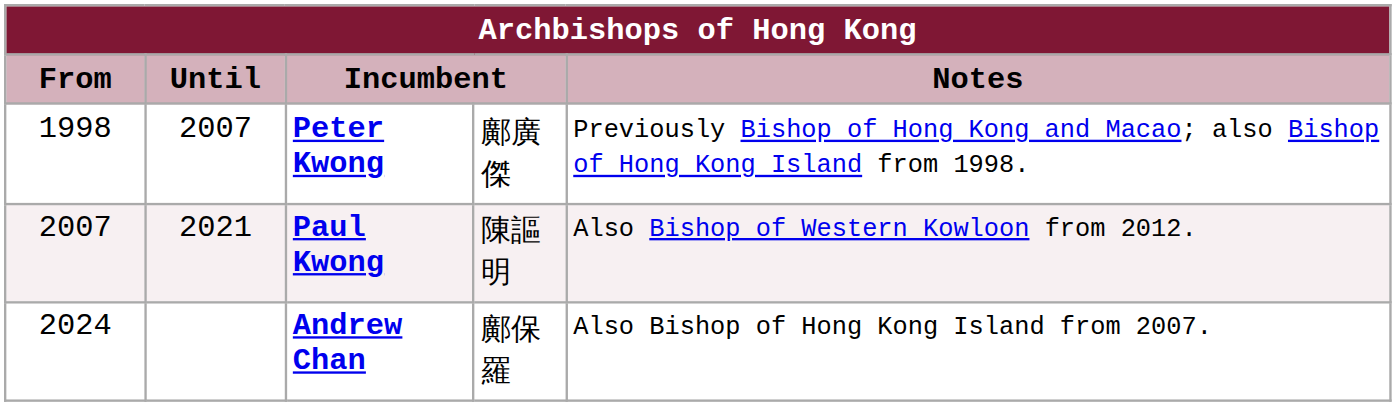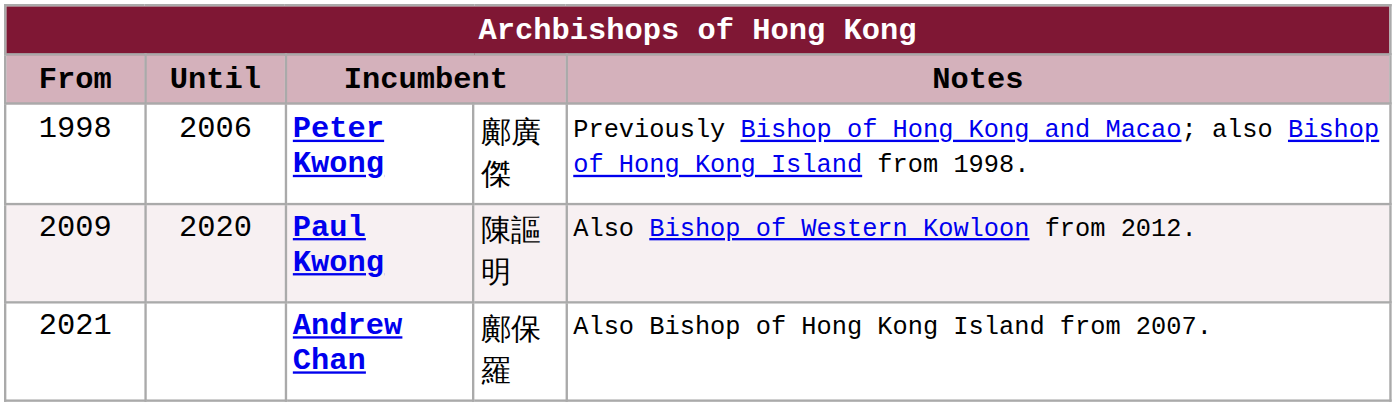(215, 129) 2007 -> (215, 129) 2006
(75, 228) 2007 -> (75, 228) 2009
(215, 228) 2021 -> (215, 228) 2020
(75, 327) 2024 -> (75, 327) 2021
